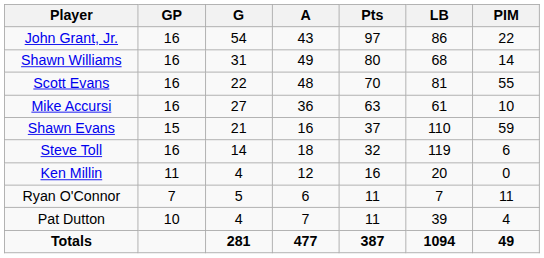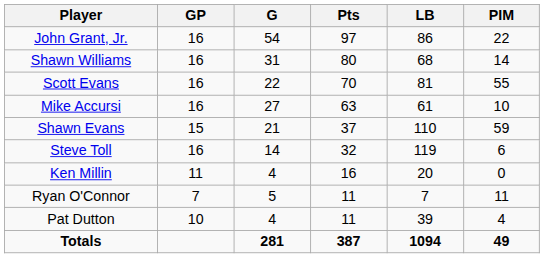- column: (306, 15)
